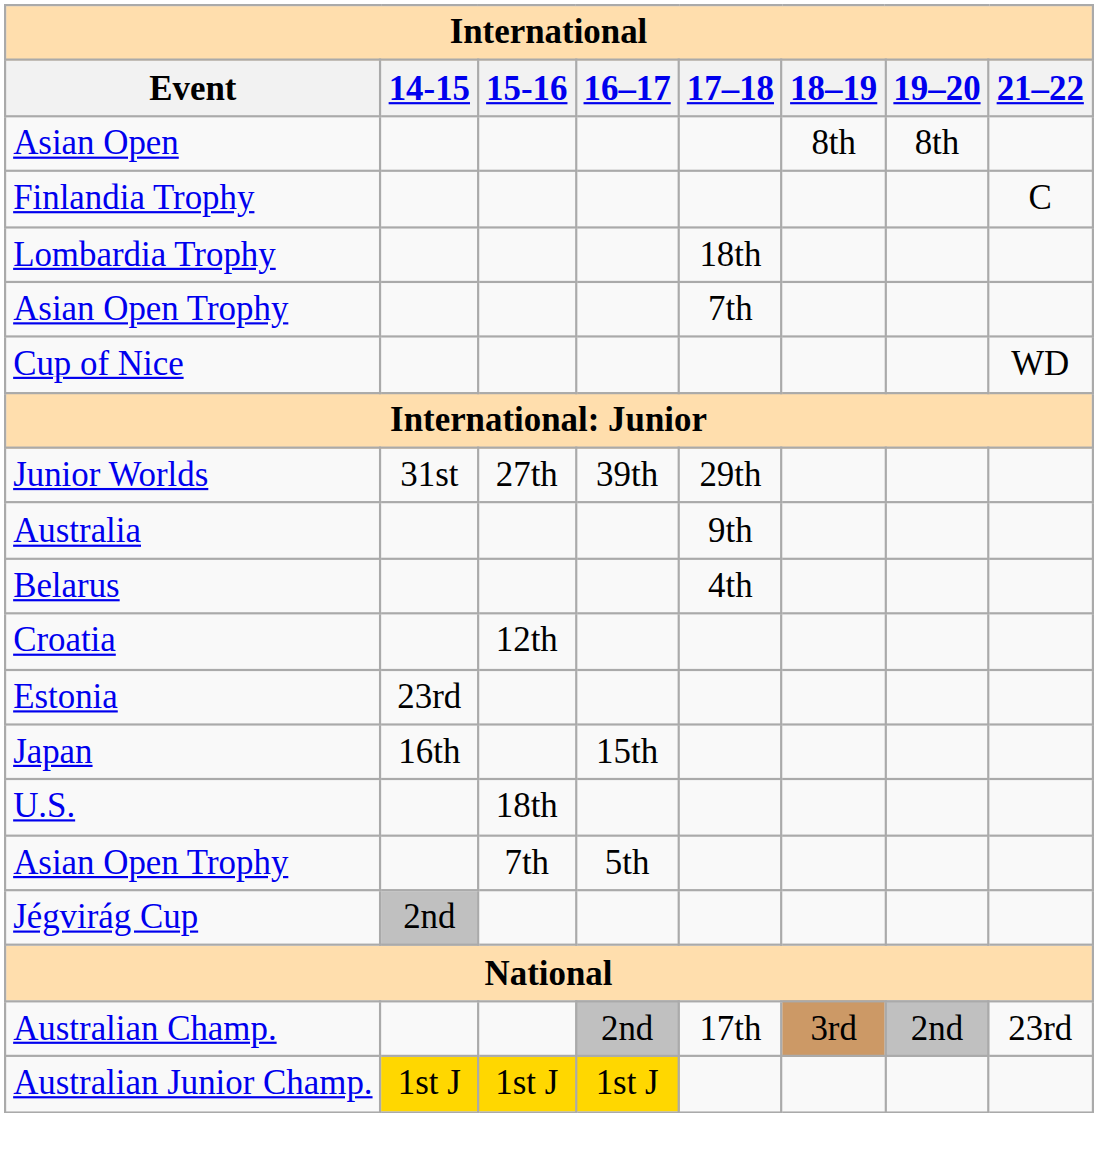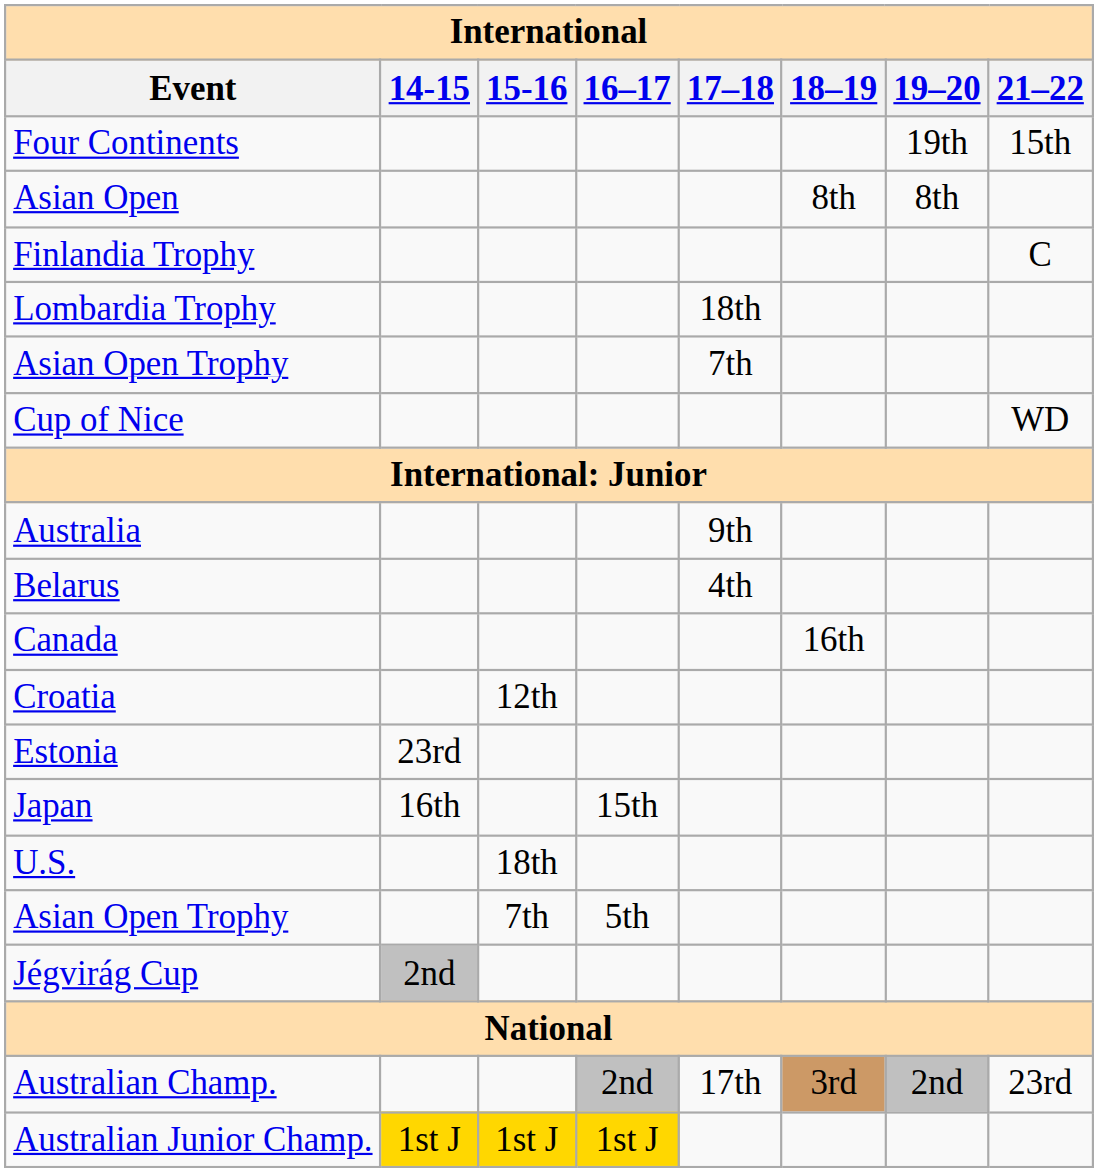+ row: (126, 142)
- row: (111, 474)
+ row: (65, 640)
